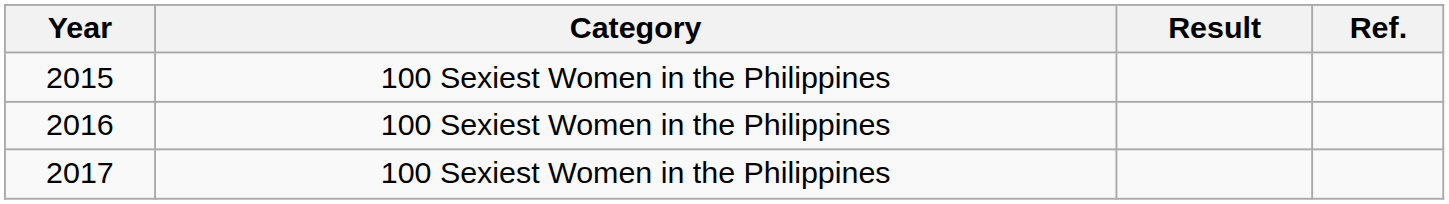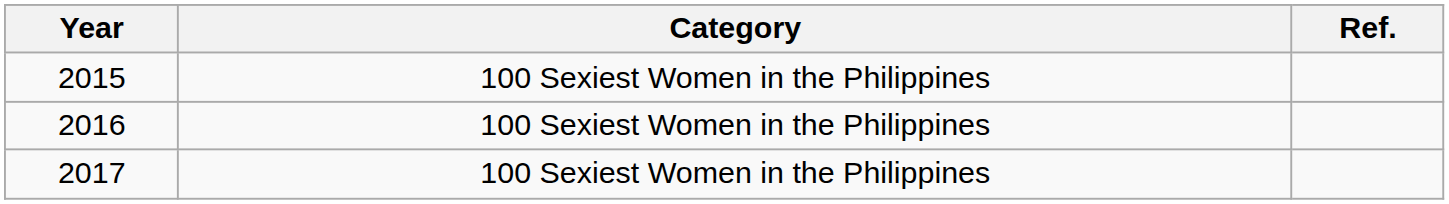- column: (1215, 28)
